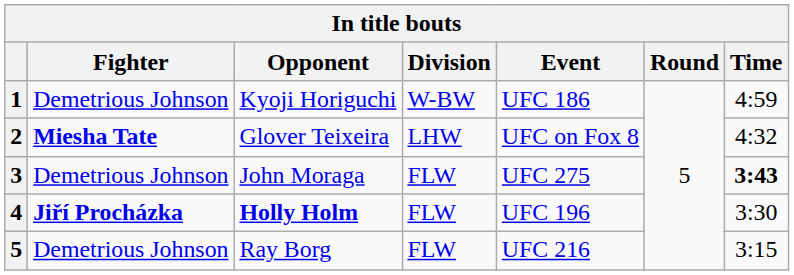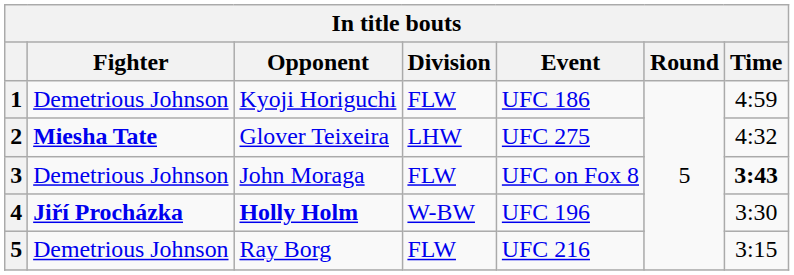(441, 99) W-BW -> (432, 99) FLW
(570, 136) UFC on Fox 8 -> (546, 136) UFC 275
(546, 174) UFC 275 -> (570, 174) UFC on Fox 8
(432, 212) FLW -> (441, 212) W-BW
